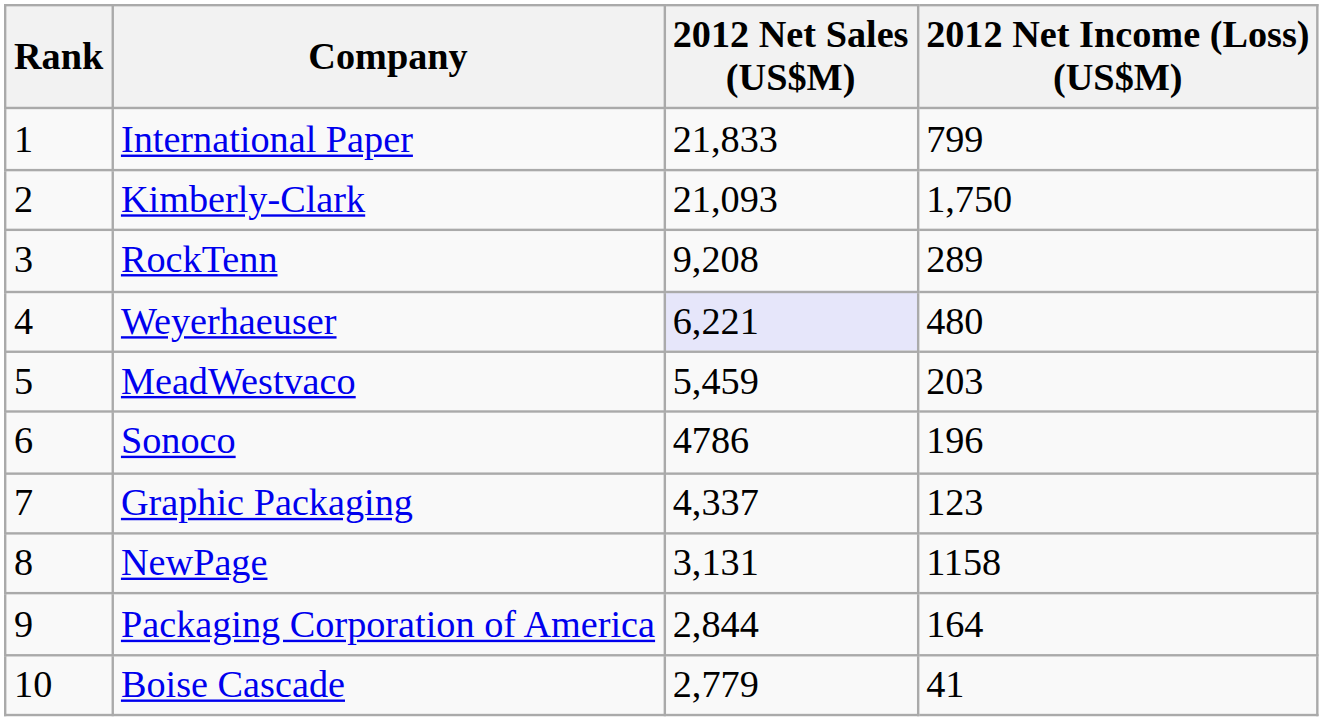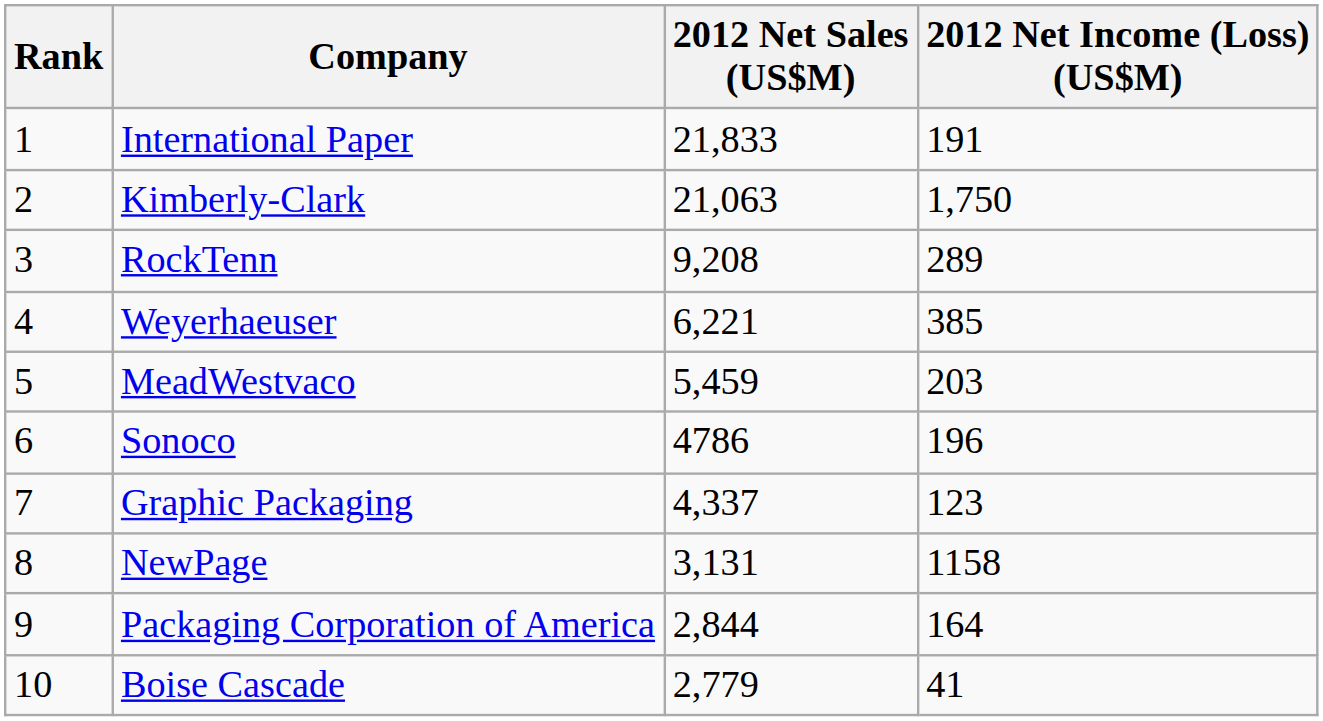(955, 138) 799 -> (955, 138) 191
(725, 199) 21,093 -> (725, 199) 21,063
(716, 320) lavender background -> (716, 320) no background
(955, 320) 480 -> (955, 320) 385
